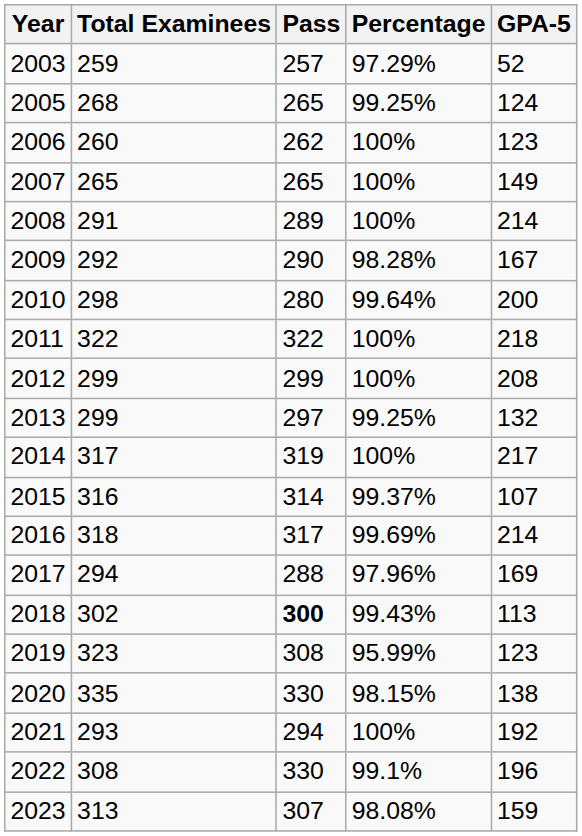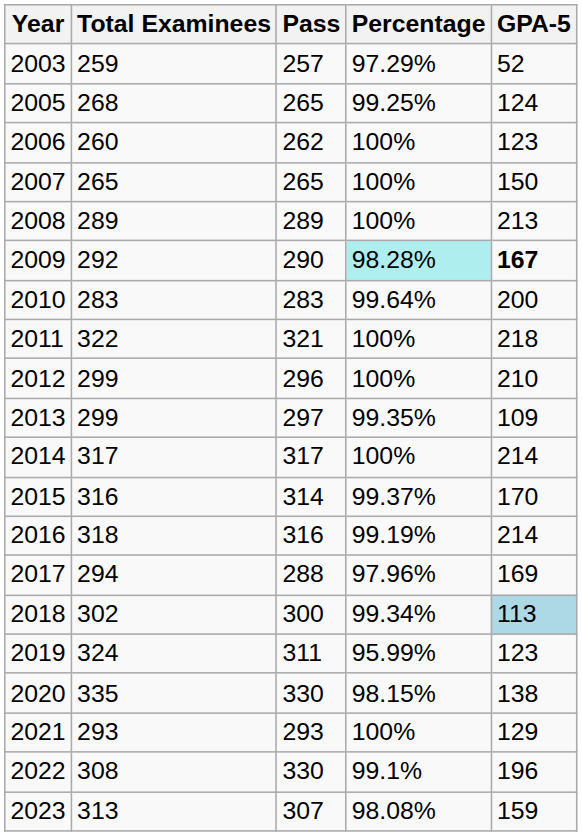(518, 181) 149 -> (518, 181) 150
(98, 220) 291 -> (98, 220) 289
(518, 220) 214 -> (518, 220) 213
(394, 260) no background -> (394, 260) paleturquoise background
(518, 260) normal -> (518, 260) bold
(98, 299) 298 -> (98, 299) 283
(303, 299) 280 -> (303, 299) 283
(303, 338) 322 -> (303, 338) 321
(303, 378) 299 -> (303, 378) 296
(518, 378) 208 -> (518, 378) 210
(394, 417) 99.25% -> (394, 417) 99.35%
(518, 417) 132 -> (518, 417) 109
(303, 456) 319 -> (303, 456) 317
(518, 456) 217 -> (518, 456) 214
(518, 496) 107 -> (518, 496) 170
(303, 535) 317 -> (303, 535) 316
(394, 535) 99.69% -> (394, 535) 99.19%
(303, 614) bold -> (303, 614) normal
(394, 614) 99.43% -> (394, 614) 99.34%
(517, 614) no background -> (517, 614) lightblue background
(98, 653) 323 -> (98, 653) 324
(303, 653) 308 -> (302, 653) 311
(303, 732) 294 -> (303, 732) 293
(518, 732) 192 -> (518, 732) 129
